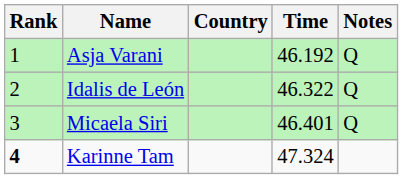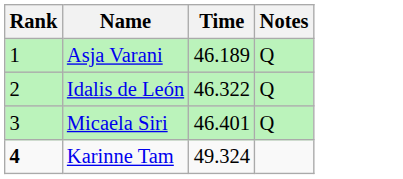- column: (231, 21)
(305, 55) 46.192 -> (222, 55) 46.189
(305, 156) 47.324 -> (222, 156) 49.324
